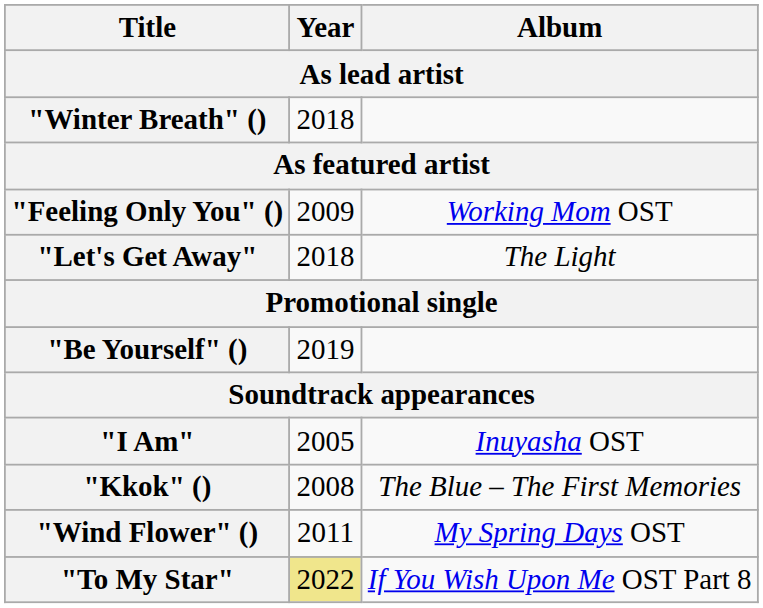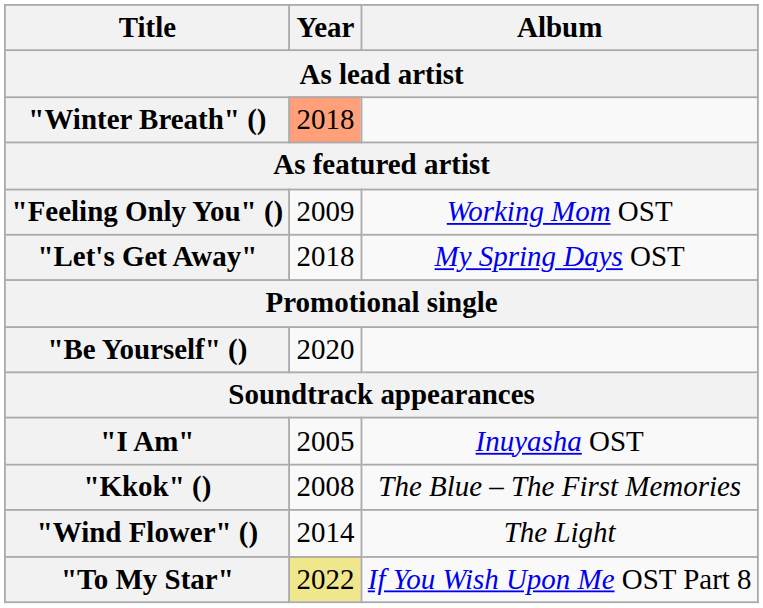(326, 119) no background -> (326, 119) lightsalmon background
(560, 257) The Light -> (560, 257) My Spring Days OST
(326, 348) 2019 -> (326, 348) 2020
(326, 532) 2011 -> (326, 532) 2014
(560, 532) My Spring Days OST -> (560, 532) The Light
